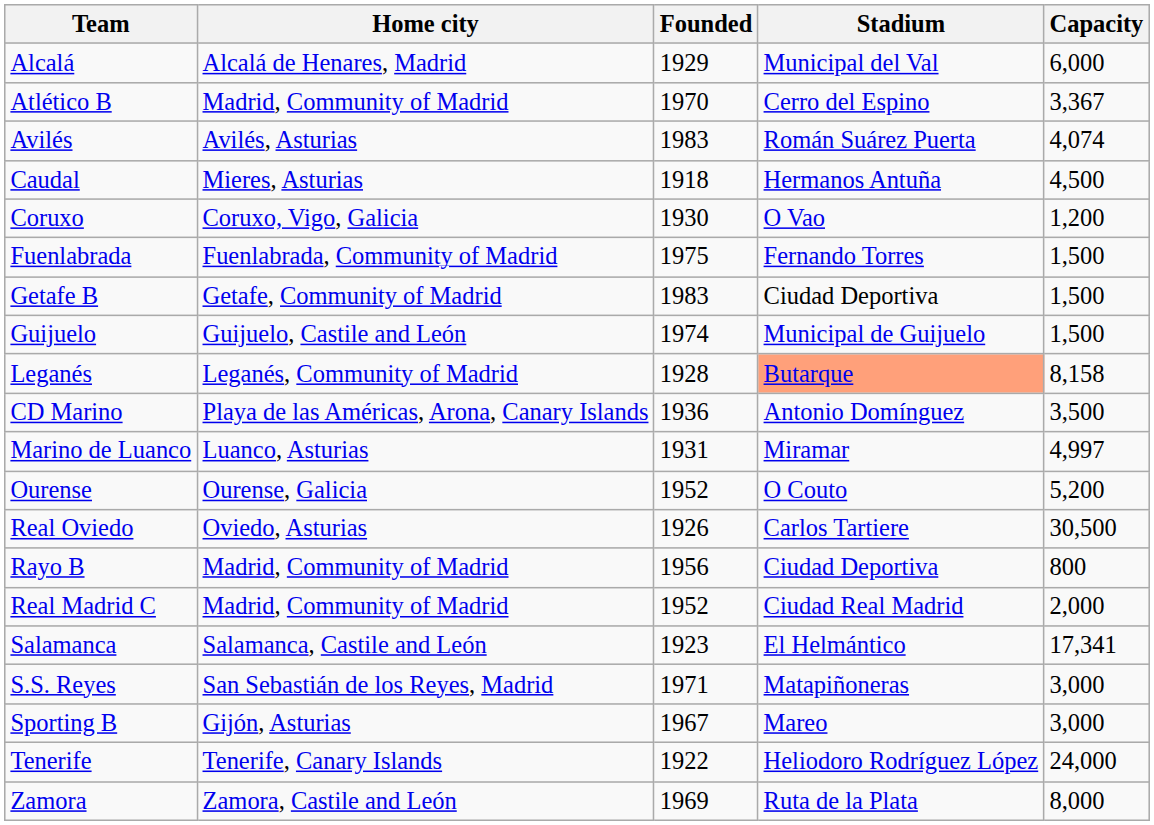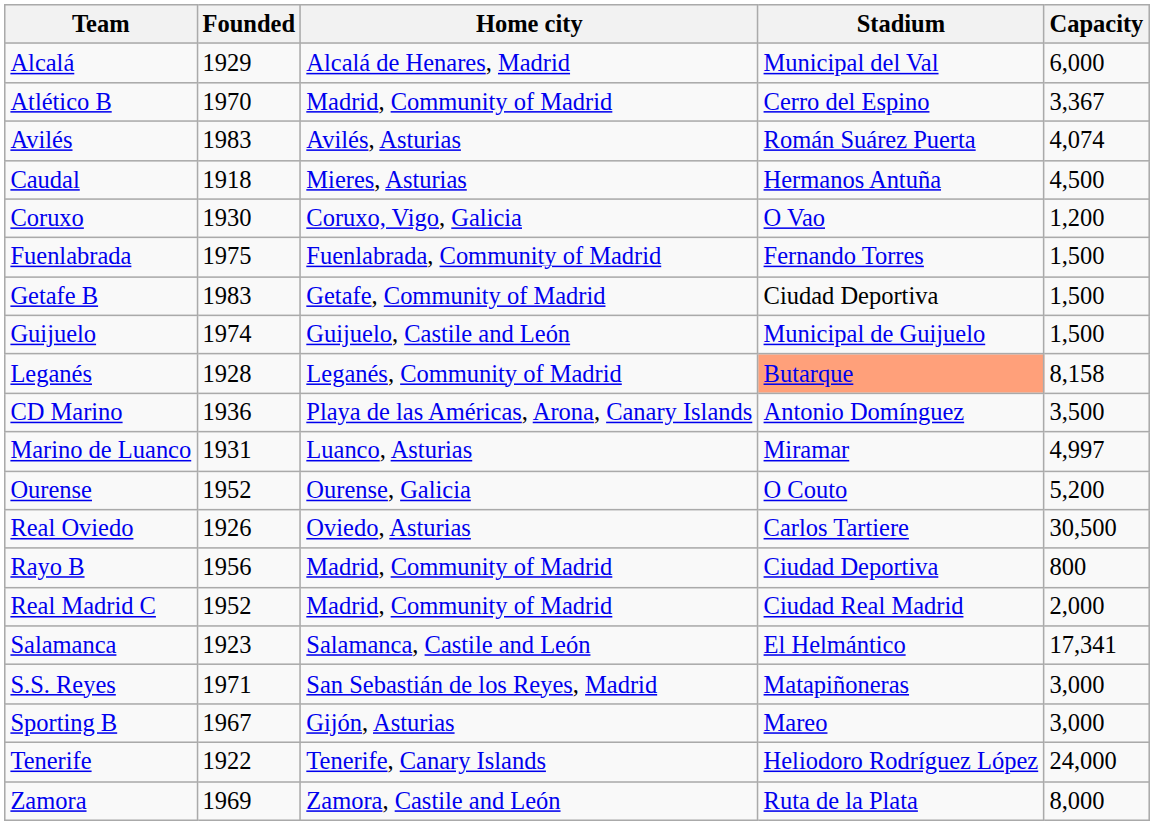columns swapped: (706, 23) <-> (425, 23)
